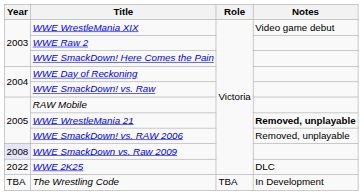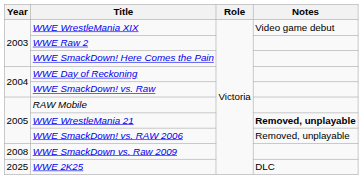(17, 151) lavender background -> (17, 151) no background
(17, 167) 2022 -> (17, 167) 2025
- row: (76, 182)
